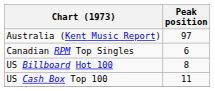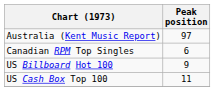(186, 65) 8 -> (186, 65) 9
